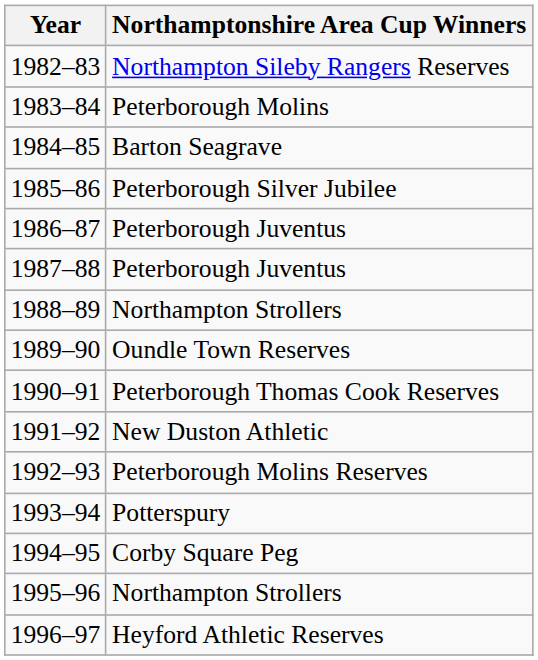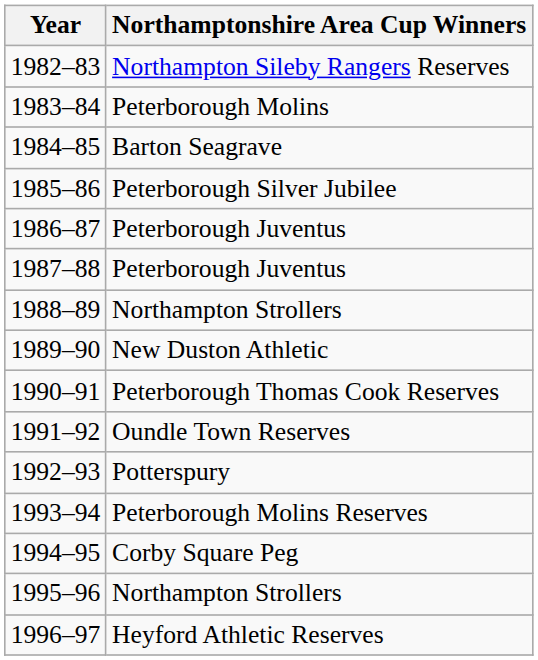(231, 350) Oundle Town Reserves -> (220, 350) New Duston Athletic
(220, 431) New Duston Athletic -> (231, 431) Oundle Town Reserves
(270, 471) Peterborough Molins Reserves -> (171, 471) Potterspury
(171, 512) Potterspury -> (270, 512) Peterborough Molins Reserves
